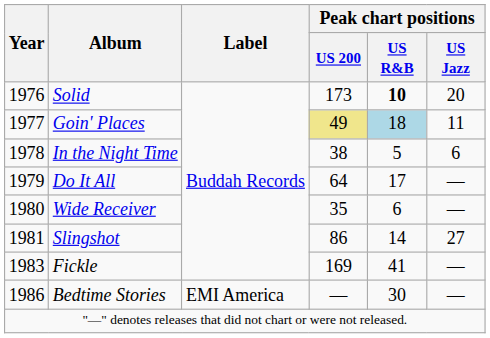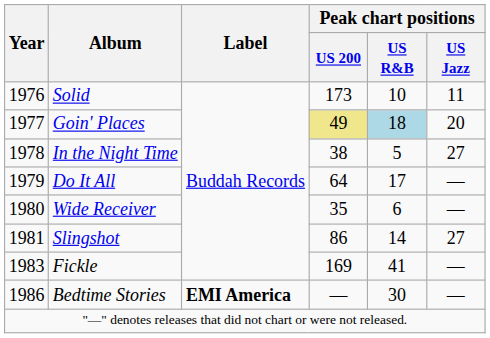(397, 95) bold -> (397, 95) normal
(456, 95) 20 -> (456, 95) 11
(456, 124) 11 -> (456, 124) 20
(456, 152) 6 -> (456, 152) 27
(235, 294) normal -> (238, 294) bold
